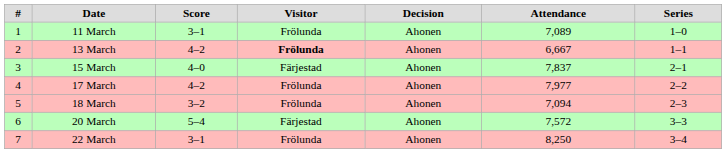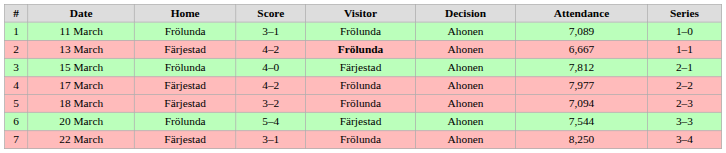+ column: (185, 13)
(558, 67) 7,837 -> (581, 67) 7,812
(558, 121) 7,572 -> (581, 121) 7,544
